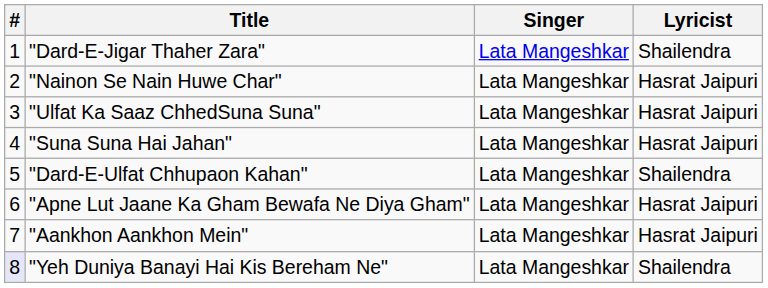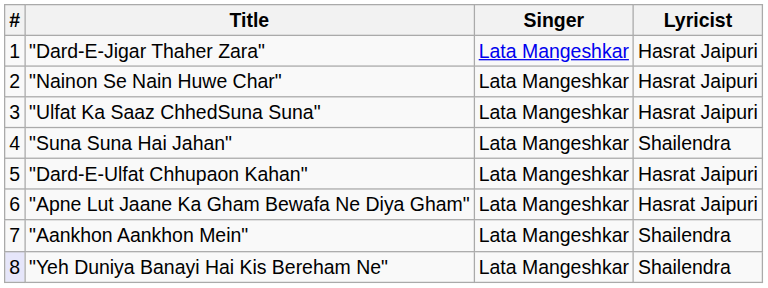(684, 51) Shailendra -> (698, 51) Hasrat Jaipuri
(698, 143) Hasrat Jaipuri -> (684, 143) Shailendra
(684, 174) Shailendra -> (698, 174) Hasrat Jaipuri
(698, 236) Hasrat Jaipuri -> (684, 236) Shailendra
